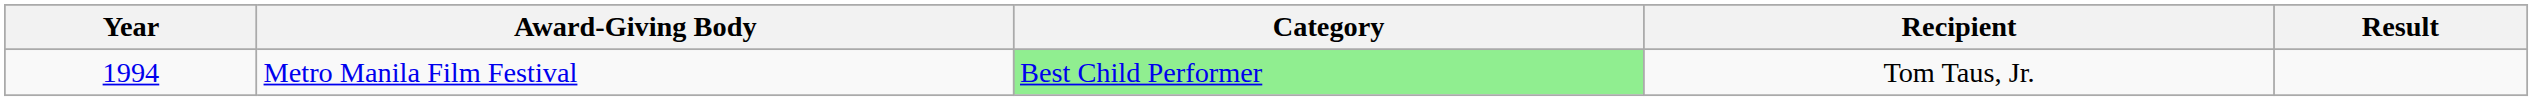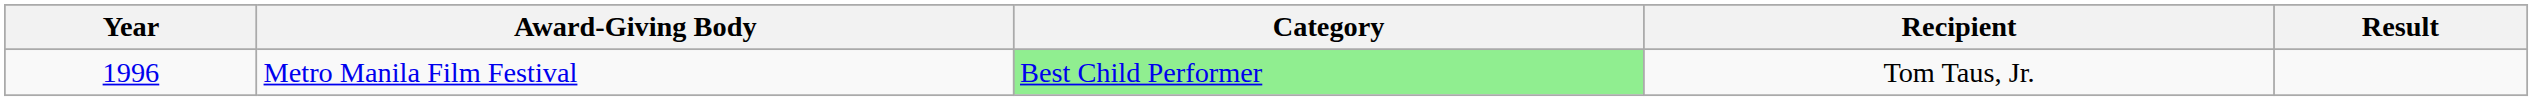(131, 71) 1994 -> (131, 71) 1996
